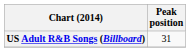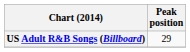(166, 39) 31 -> (166, 39) 29
